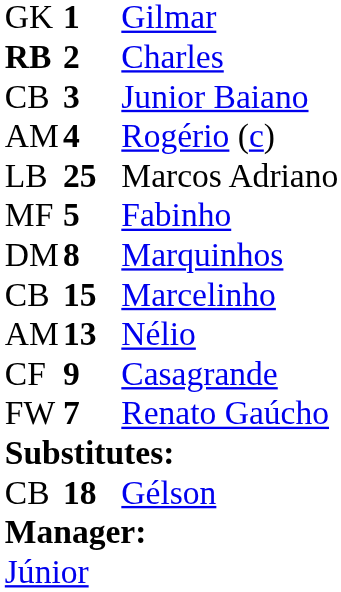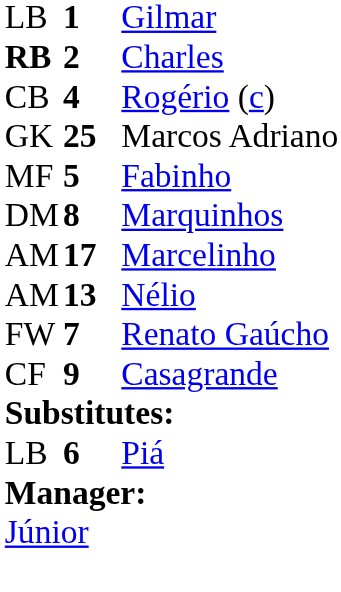(29, 17) GK -> (26, 17) LB
- row: (215, 96)
(32, 135) AM -> (27, 96) CB
(26, 175) LB -> (29, 135) GK
(27, 294) CB -> (32, 254) AM
(80, 294) 15 -> (80, 254) 17
rows swapped: (225, 413) <-> (200, 373)
- row: (169, 492)
+ row: (143, 452)
